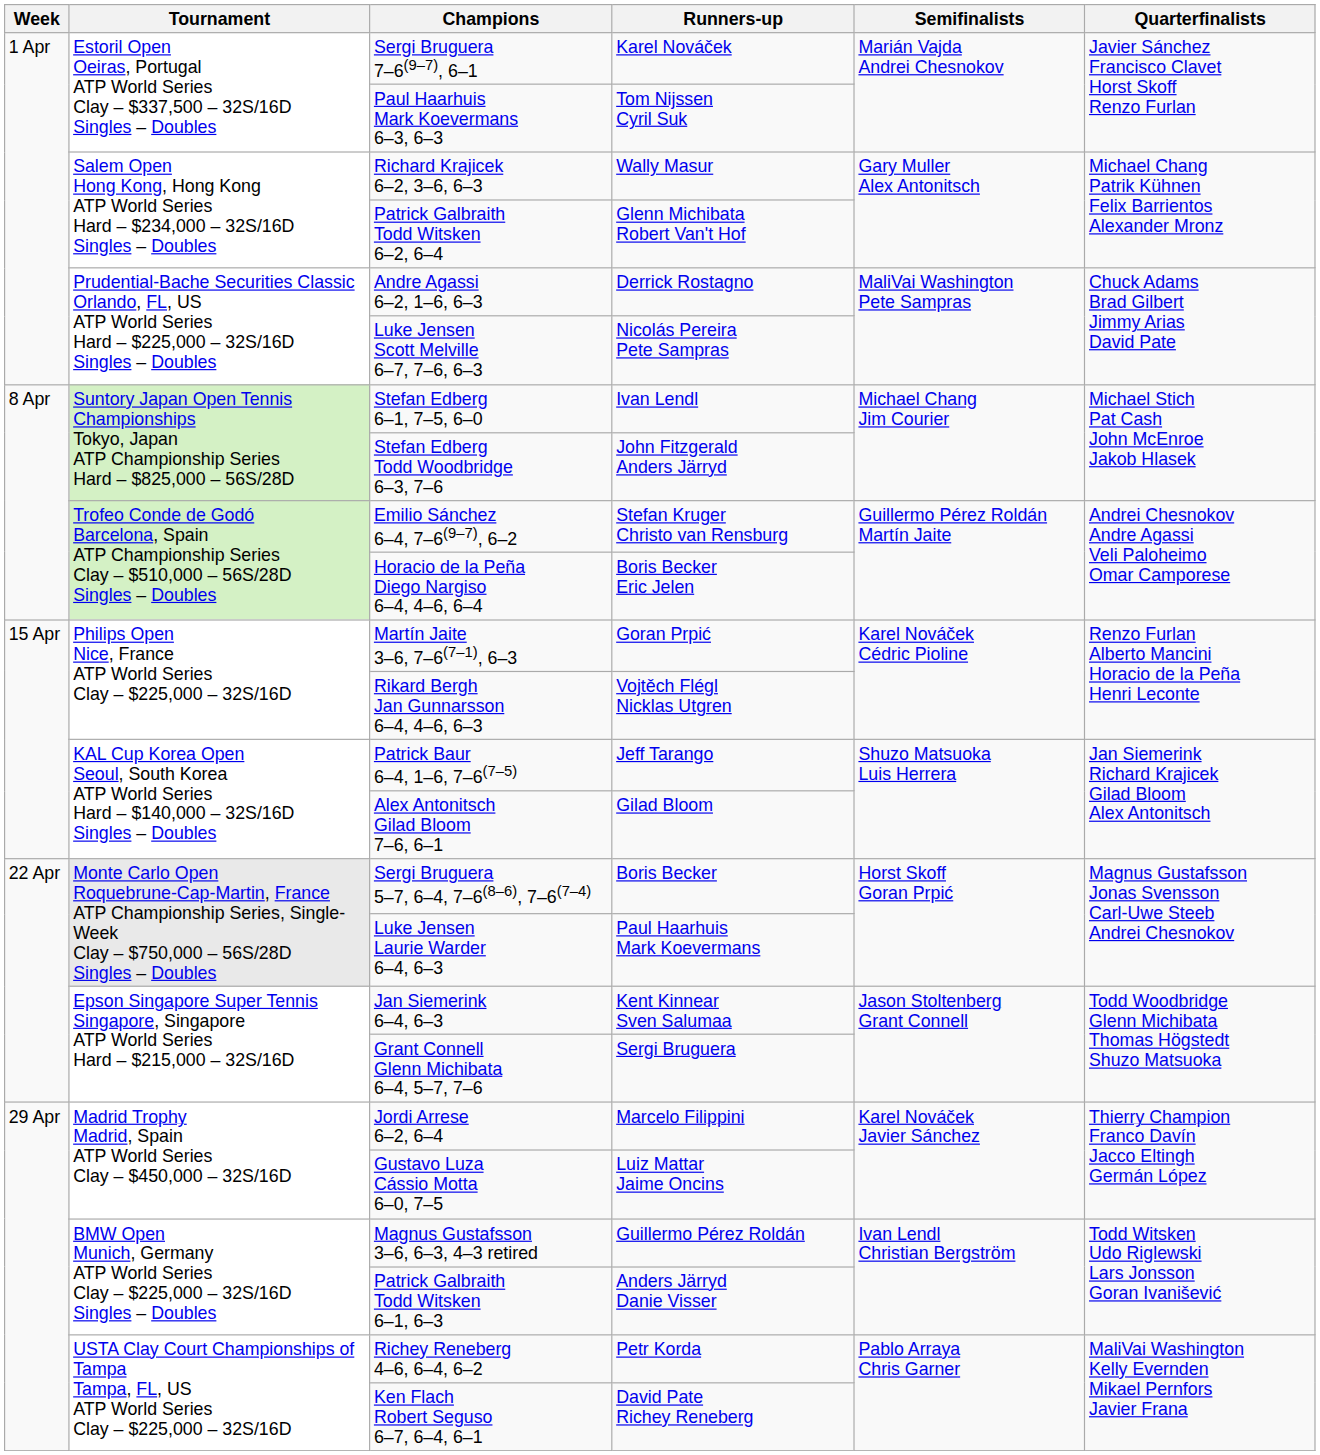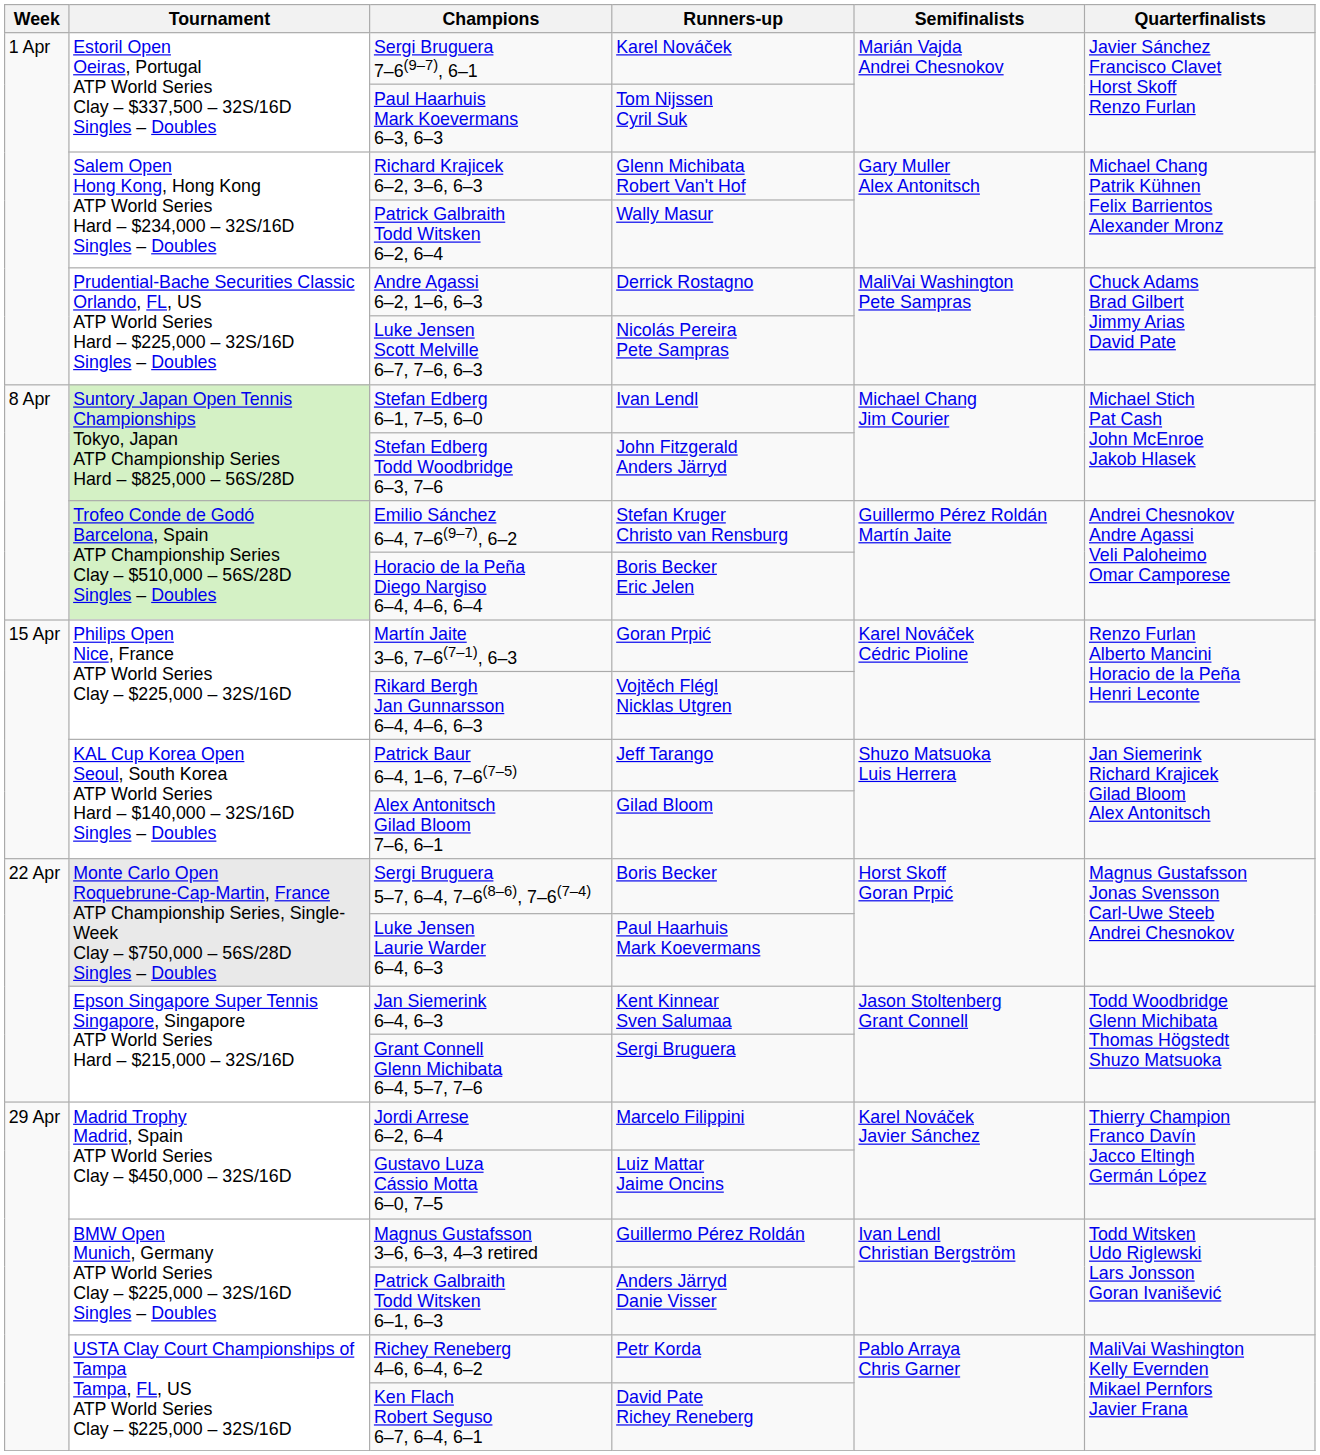(665, 167) Wally Masur -> (681, 177) Glenn Michibata Robert Van't Hof
(681, 225) Glenn Michibata Robert Van't Hof -> (665, 215) Wally Masur
